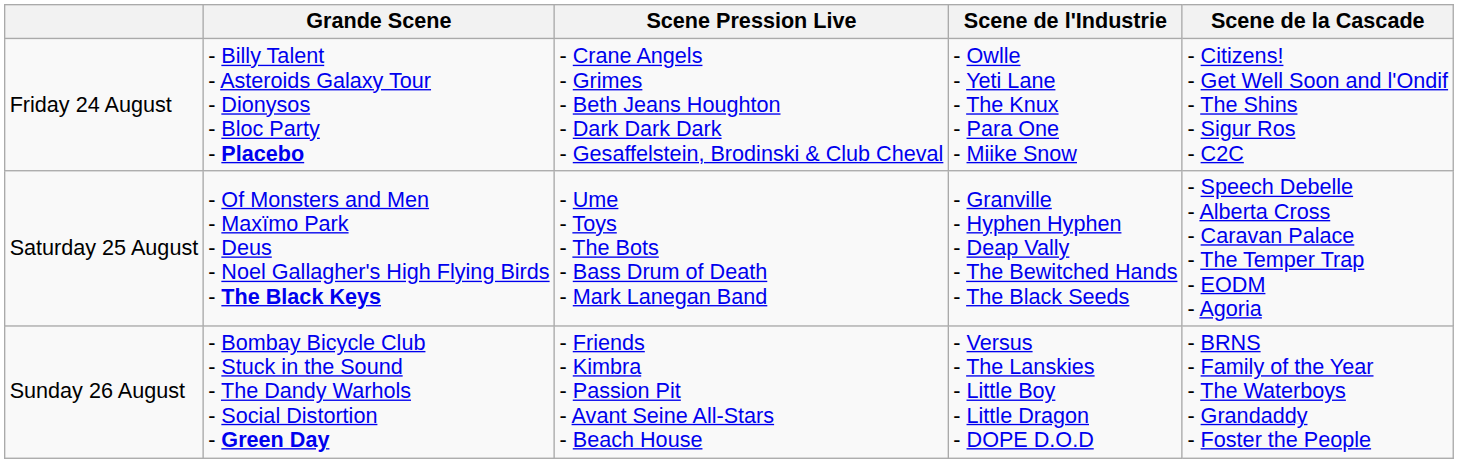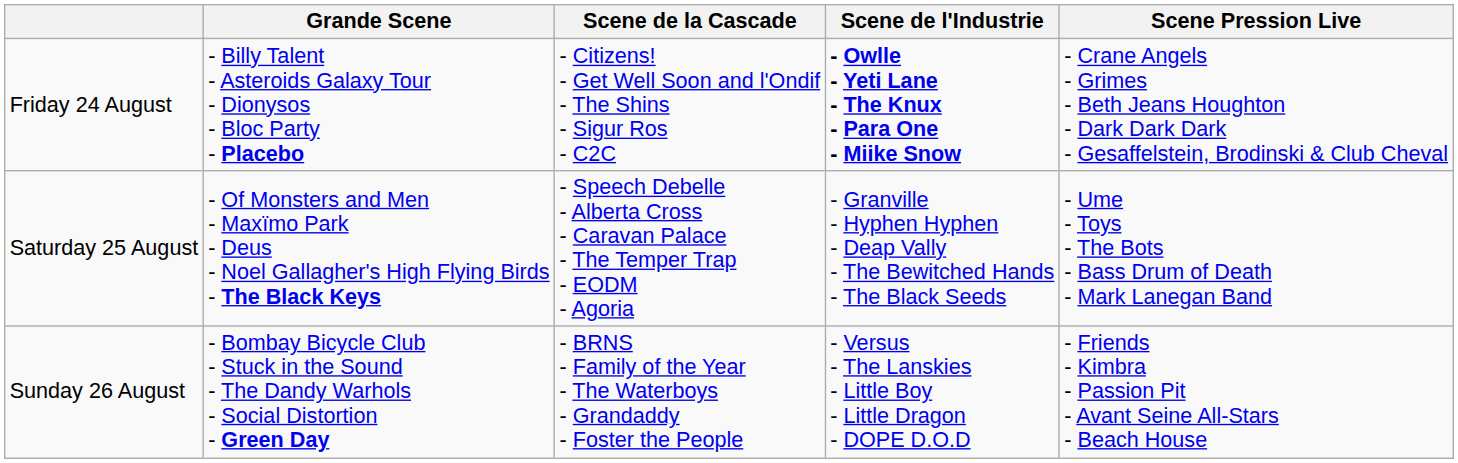columns swapped: (1318, 21) <-> (751, 21)
(1015, 104) normal -> (896, 104) bold
